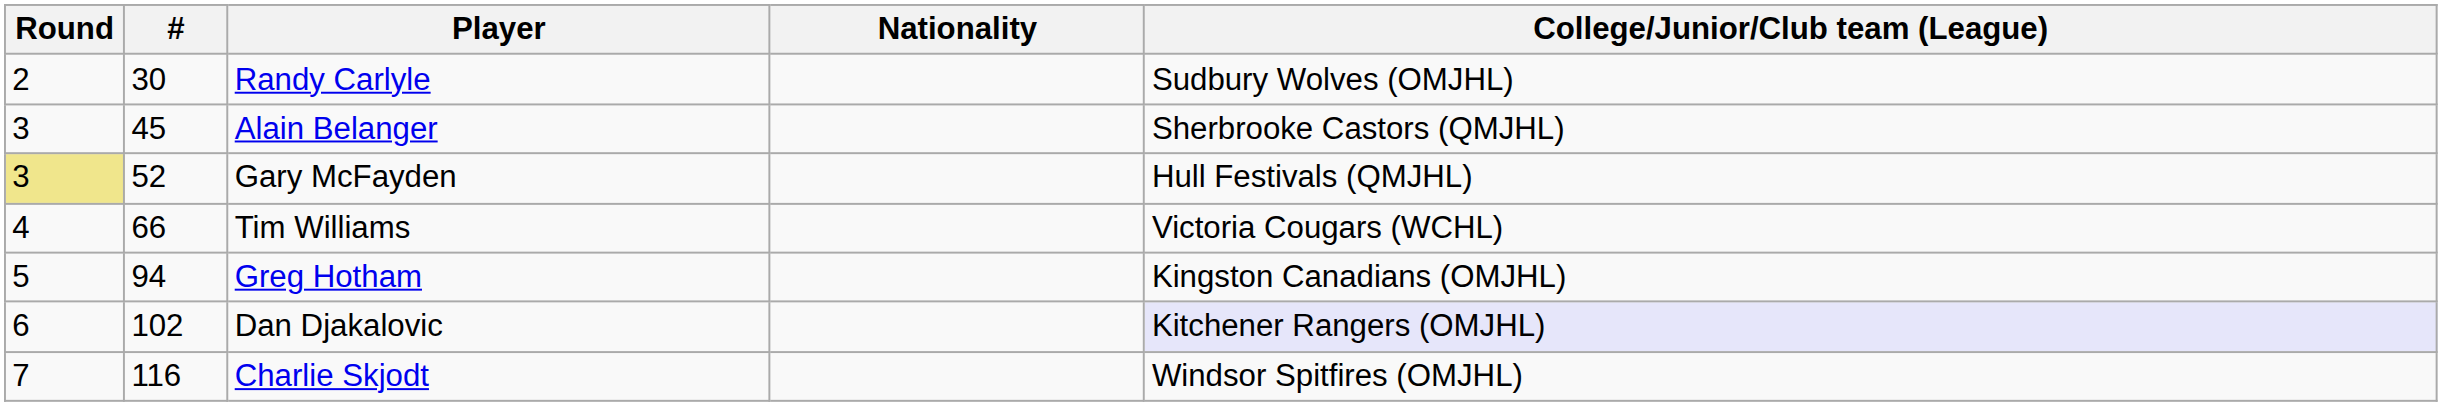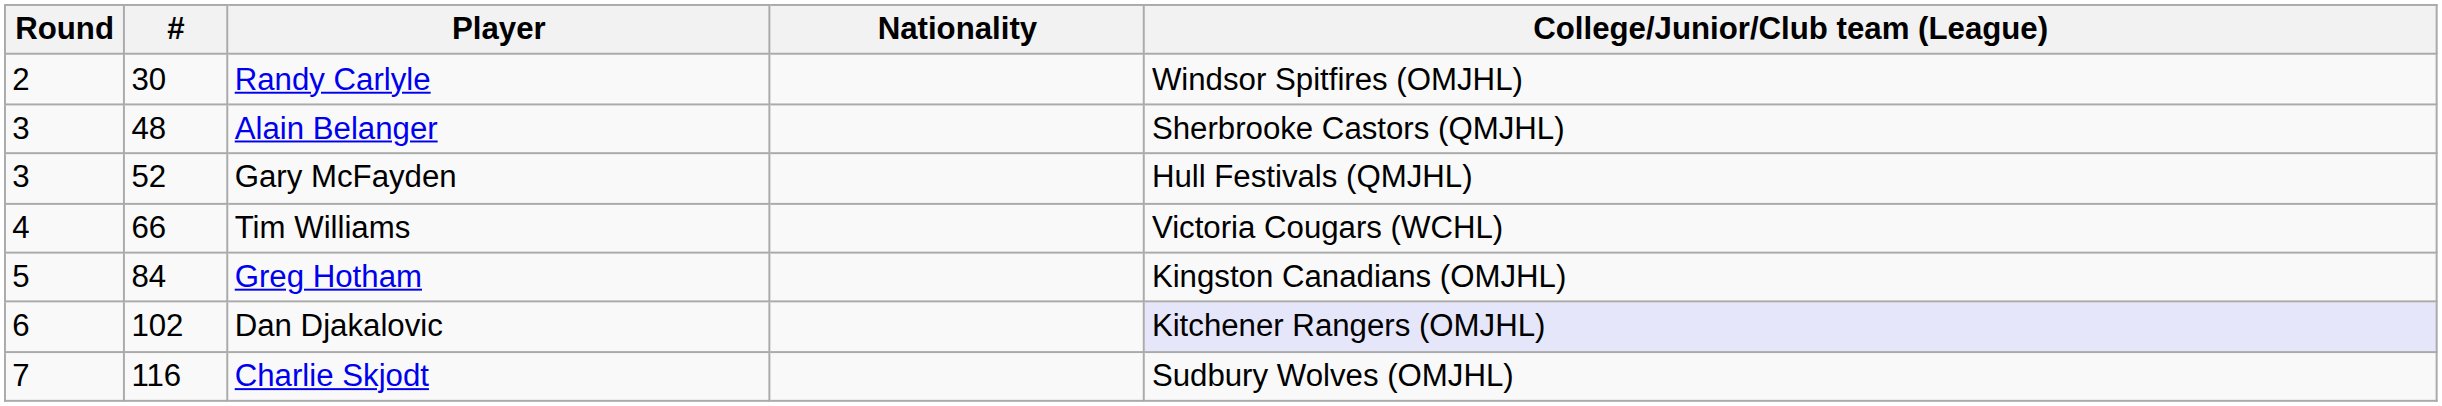(1333, 78) Sudbury Wolves (OMJHL) -> (1337, 78) Windsor Spitfires (OMJHL)
(149, 128) 45 -> (149, 128) 48
(21, 177) khaki background -> (21, 177) no background
(149, 276) 94 -> (149, 276) 84
(1337, 375) Windsor Spitfires (OMJHL) -> (1333, 375) Sudbury Wolves (OMJHL)
